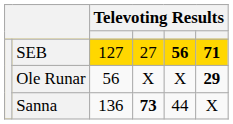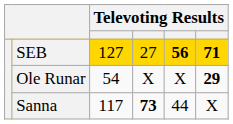(111, 78) 56 -> (111, 78) 54
(111, 105) 136 -> (111, 105) 117
